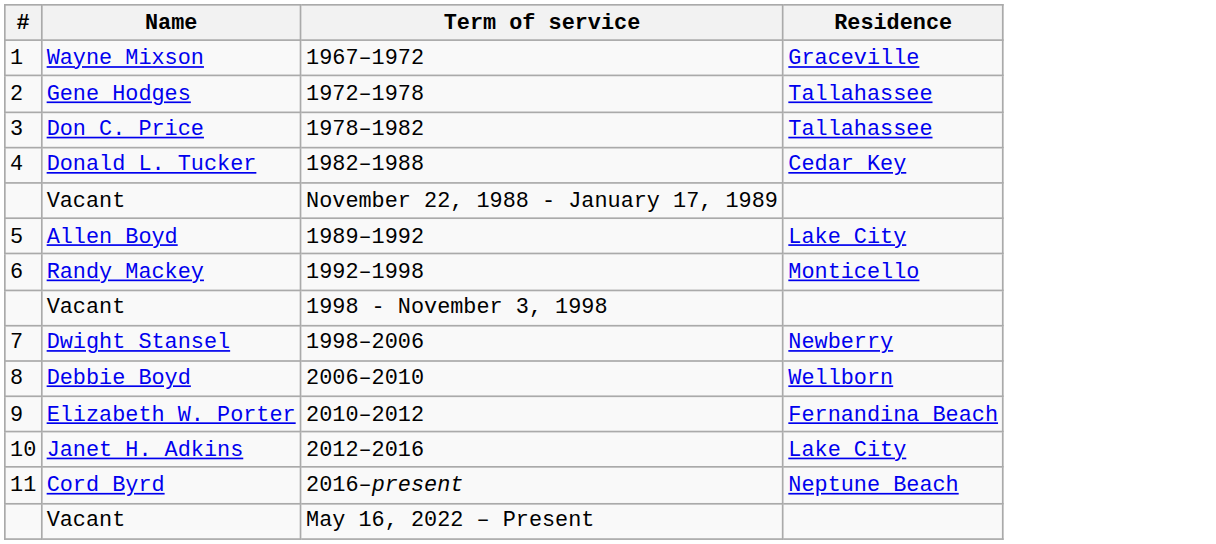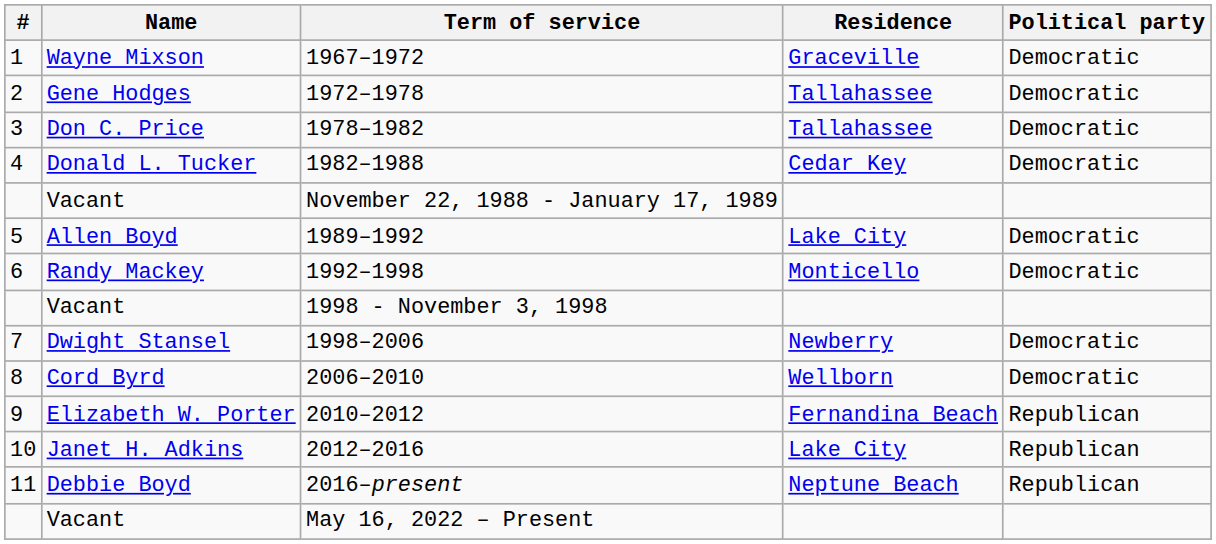+ column: (1107, 23)
(119, 379) Debbie Boyd -> (106, 379) Cord Byrd
(106, 485) Cord Byrd -> (119, 485) Debbie Boyd
